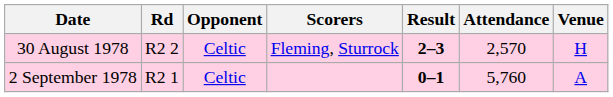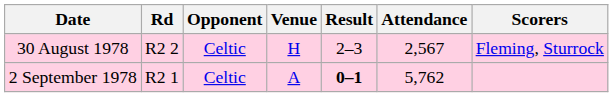columns swapped: (581, 19) <-> (335, 19)
(431, 48) bold -> (349, 48) normal
(506, 48) 2,570 -> (424, 48) 2,567
(506, 77) 5,760 -> (424, 77) 5,762
